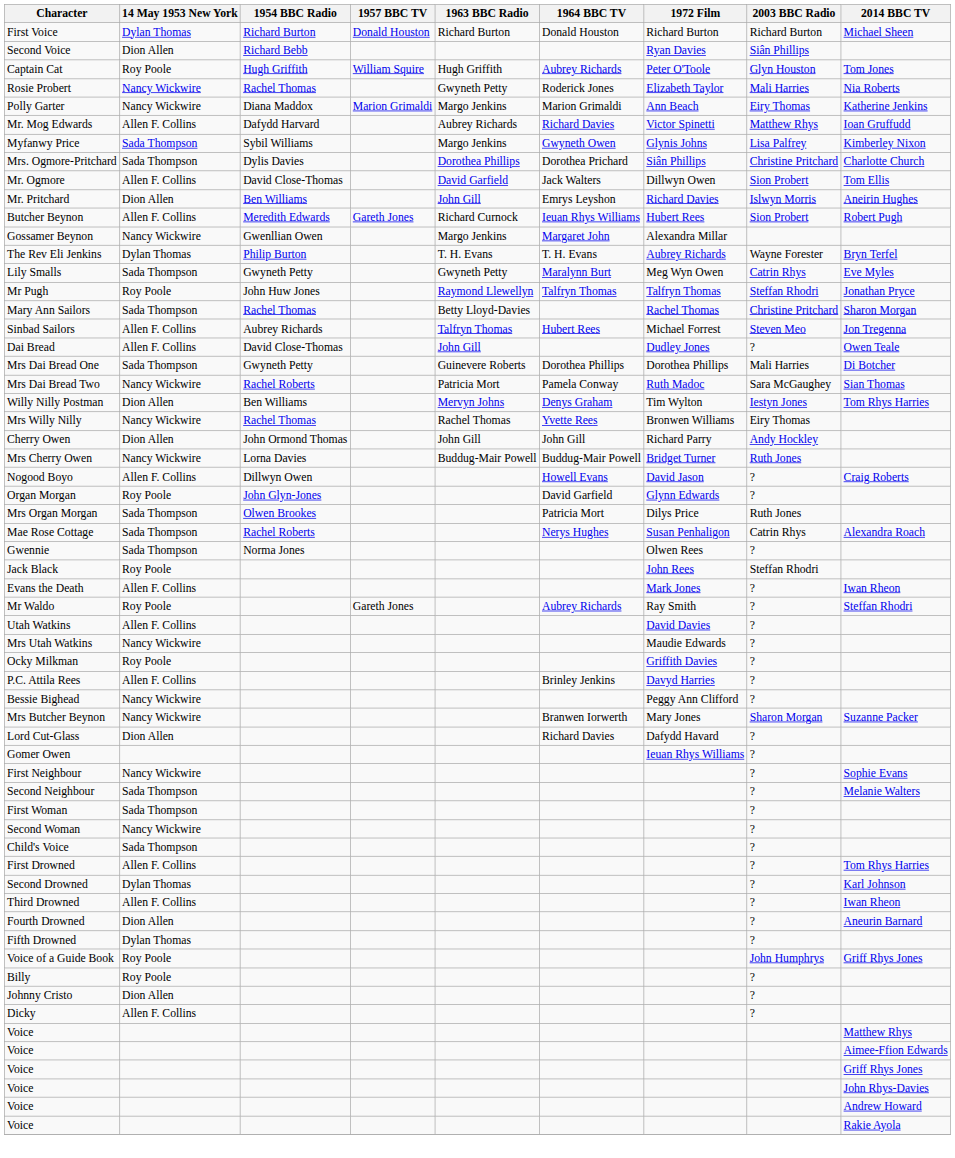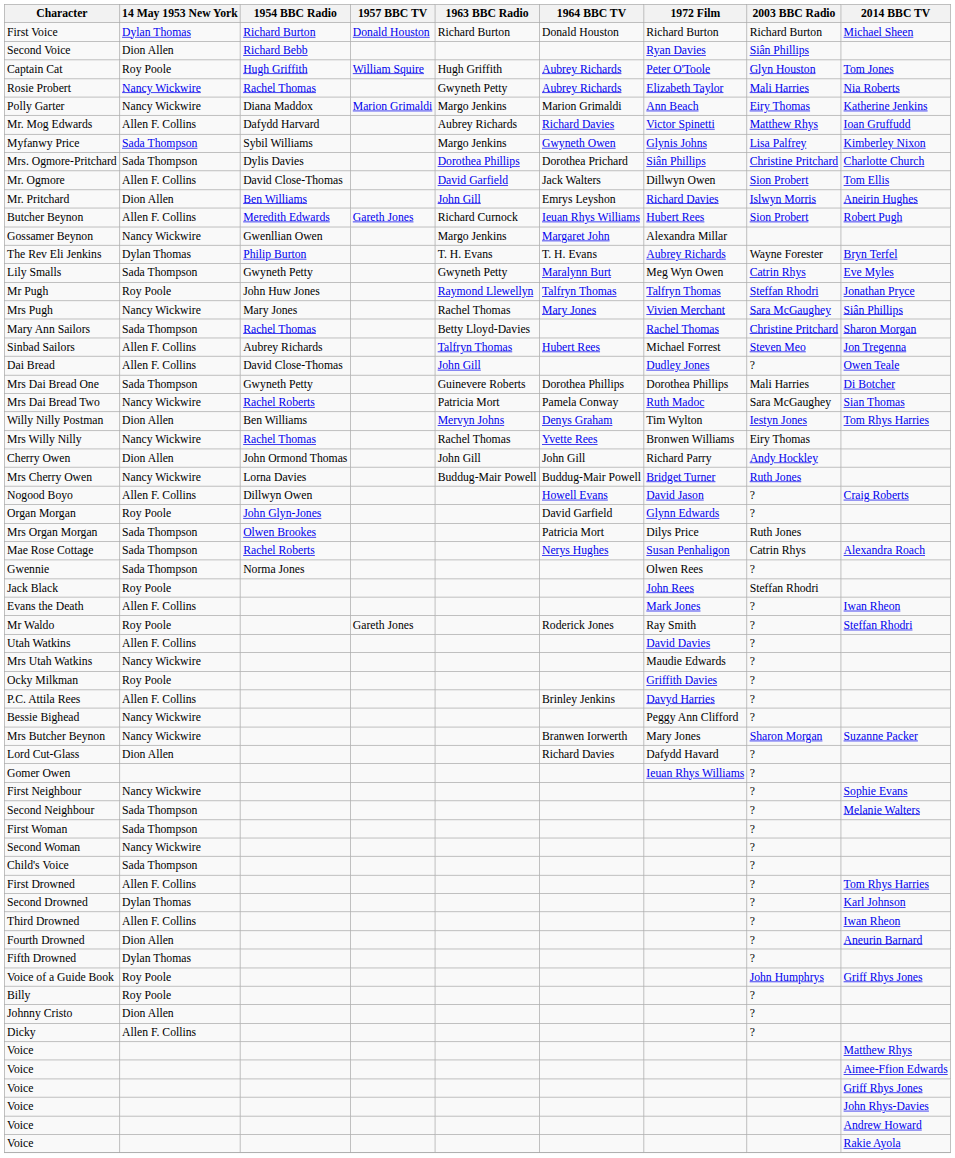(578, 87) Roderick Jones -> (582, 87) Aubrey Richards
+ row: (30, 310)
(582, 606) Aubrey Richards -> (578, 625) Roderick Jones
